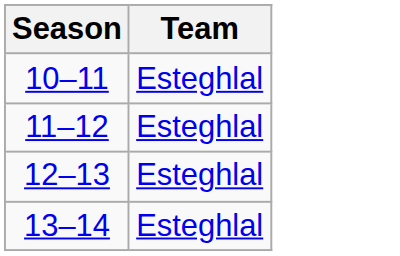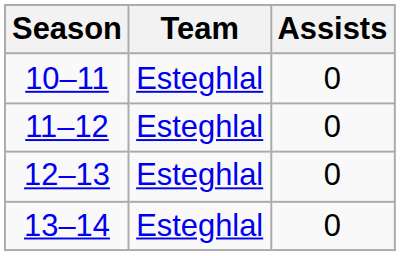+ column: (332, 28)
